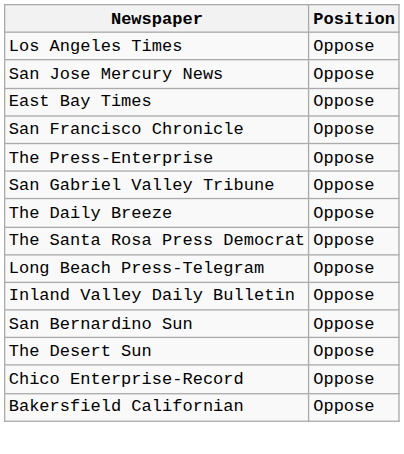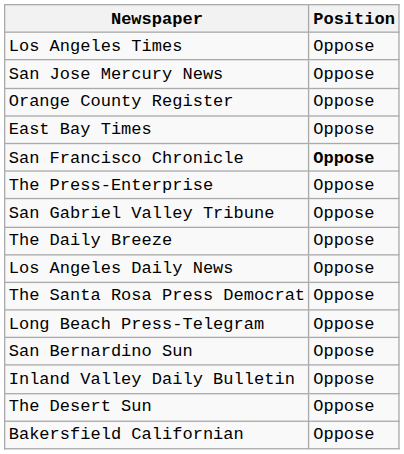+ row: (121, 102)
(344, 130) normal -> (344, 157) bold
+ row: (121, 268)
rows swapped: (152, 296) <-> (101, 324)
- row: (126, 379)
